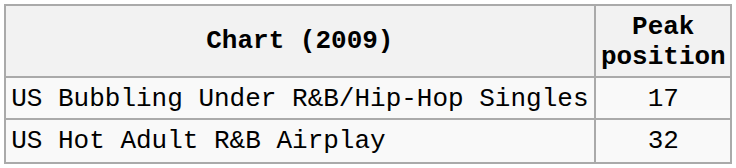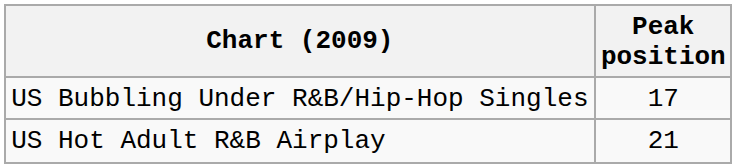(663, 141) 32 -> (663, 141) 21
